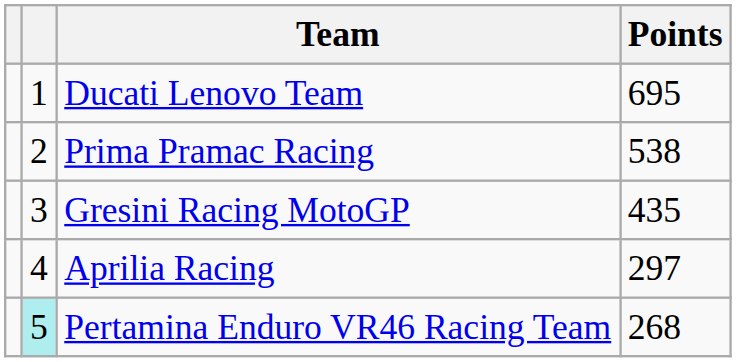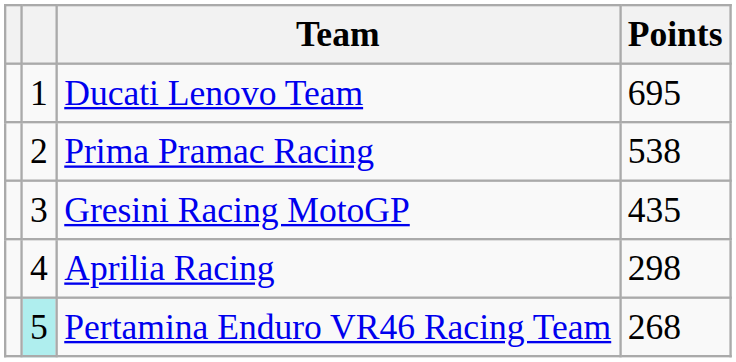(654, 268) 297 -> (654, 268) 298
